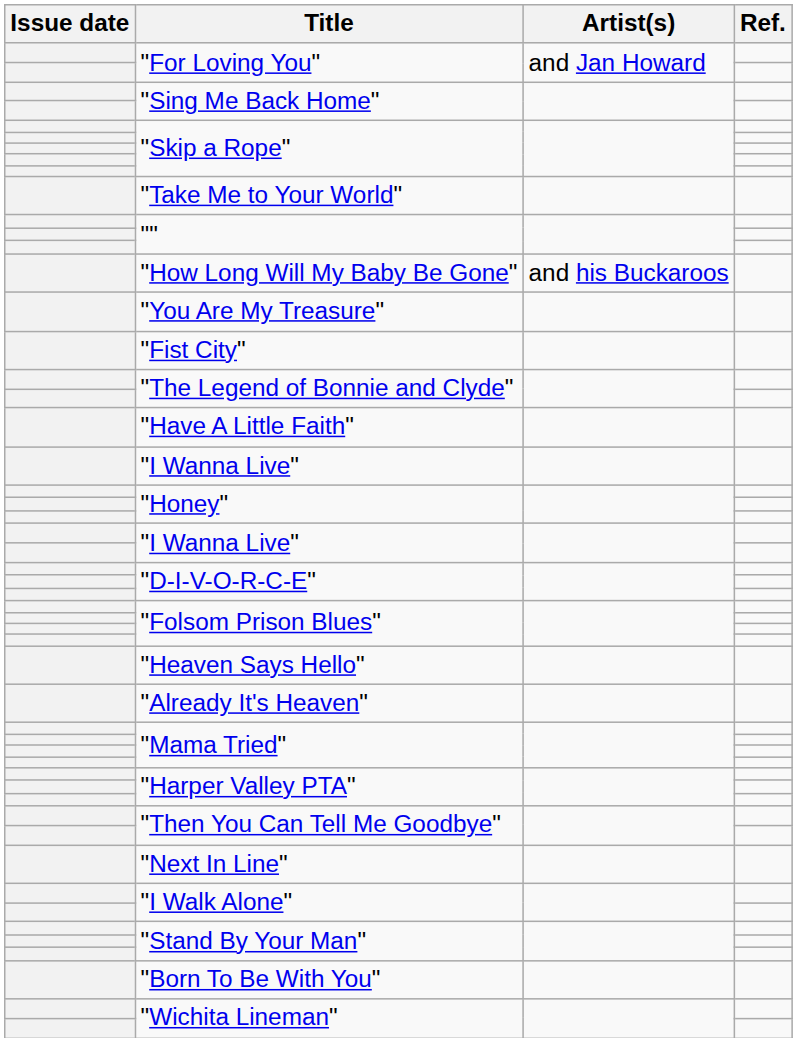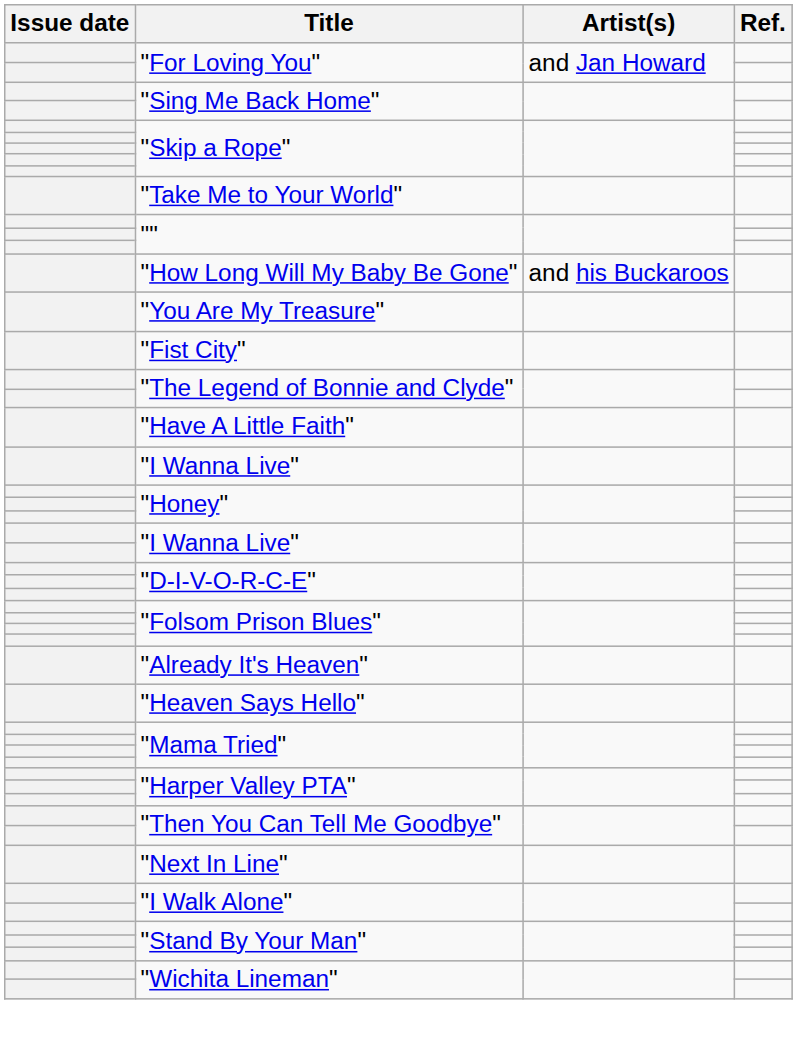rows swapped: (253, 664) <-> (254, 703)
- row: (260, 979)
